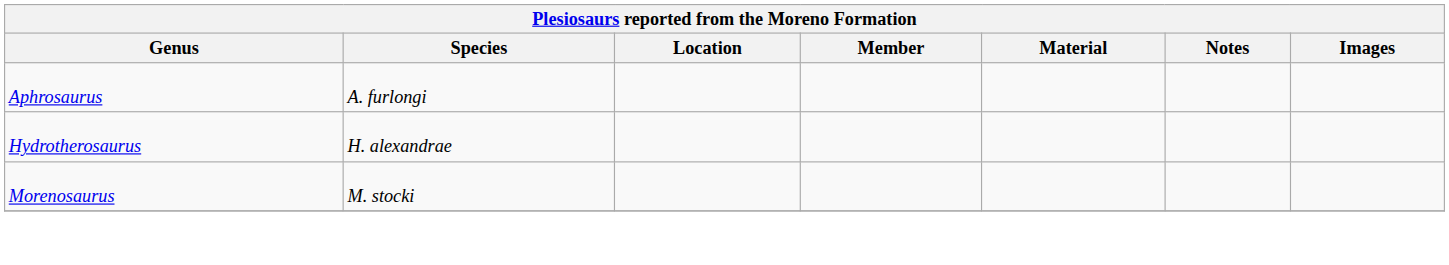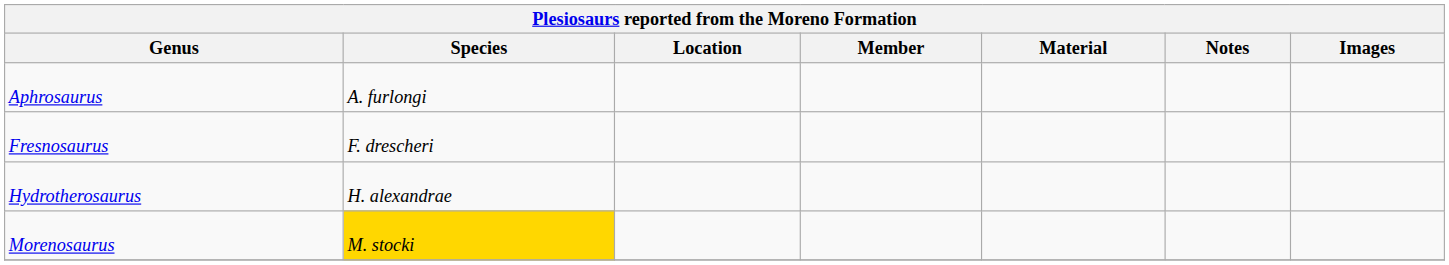+ row: (59, 146)
(381, 196) no background -> (381, 245) gold background
